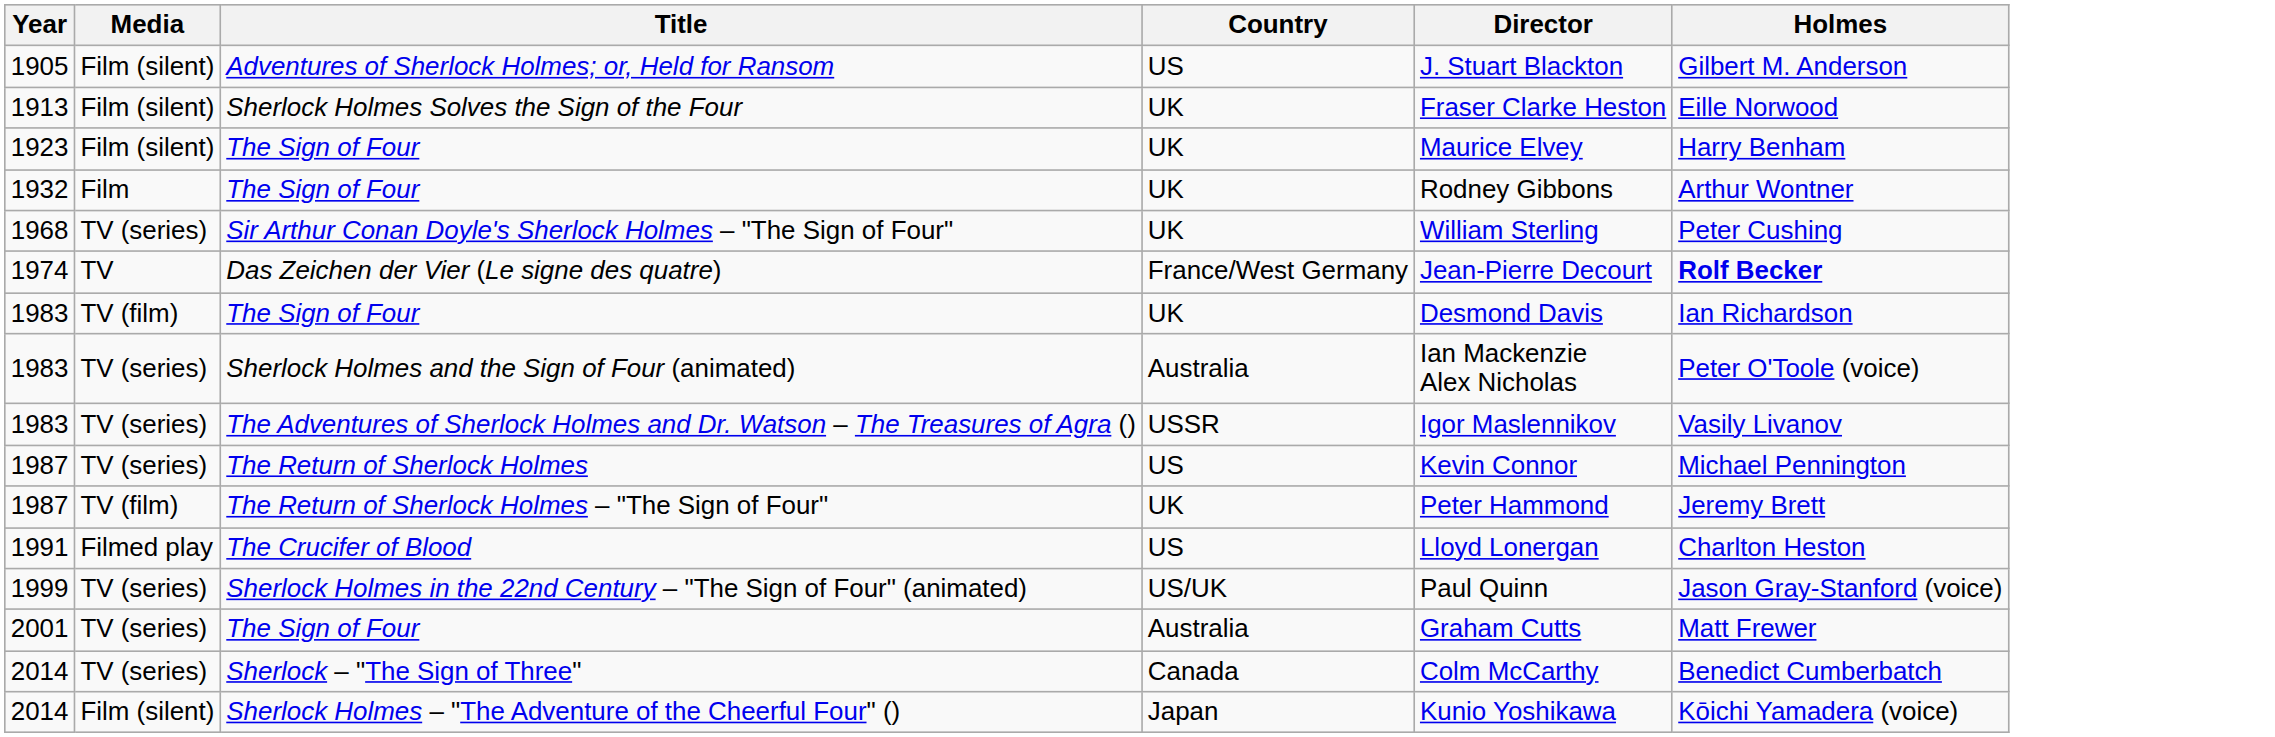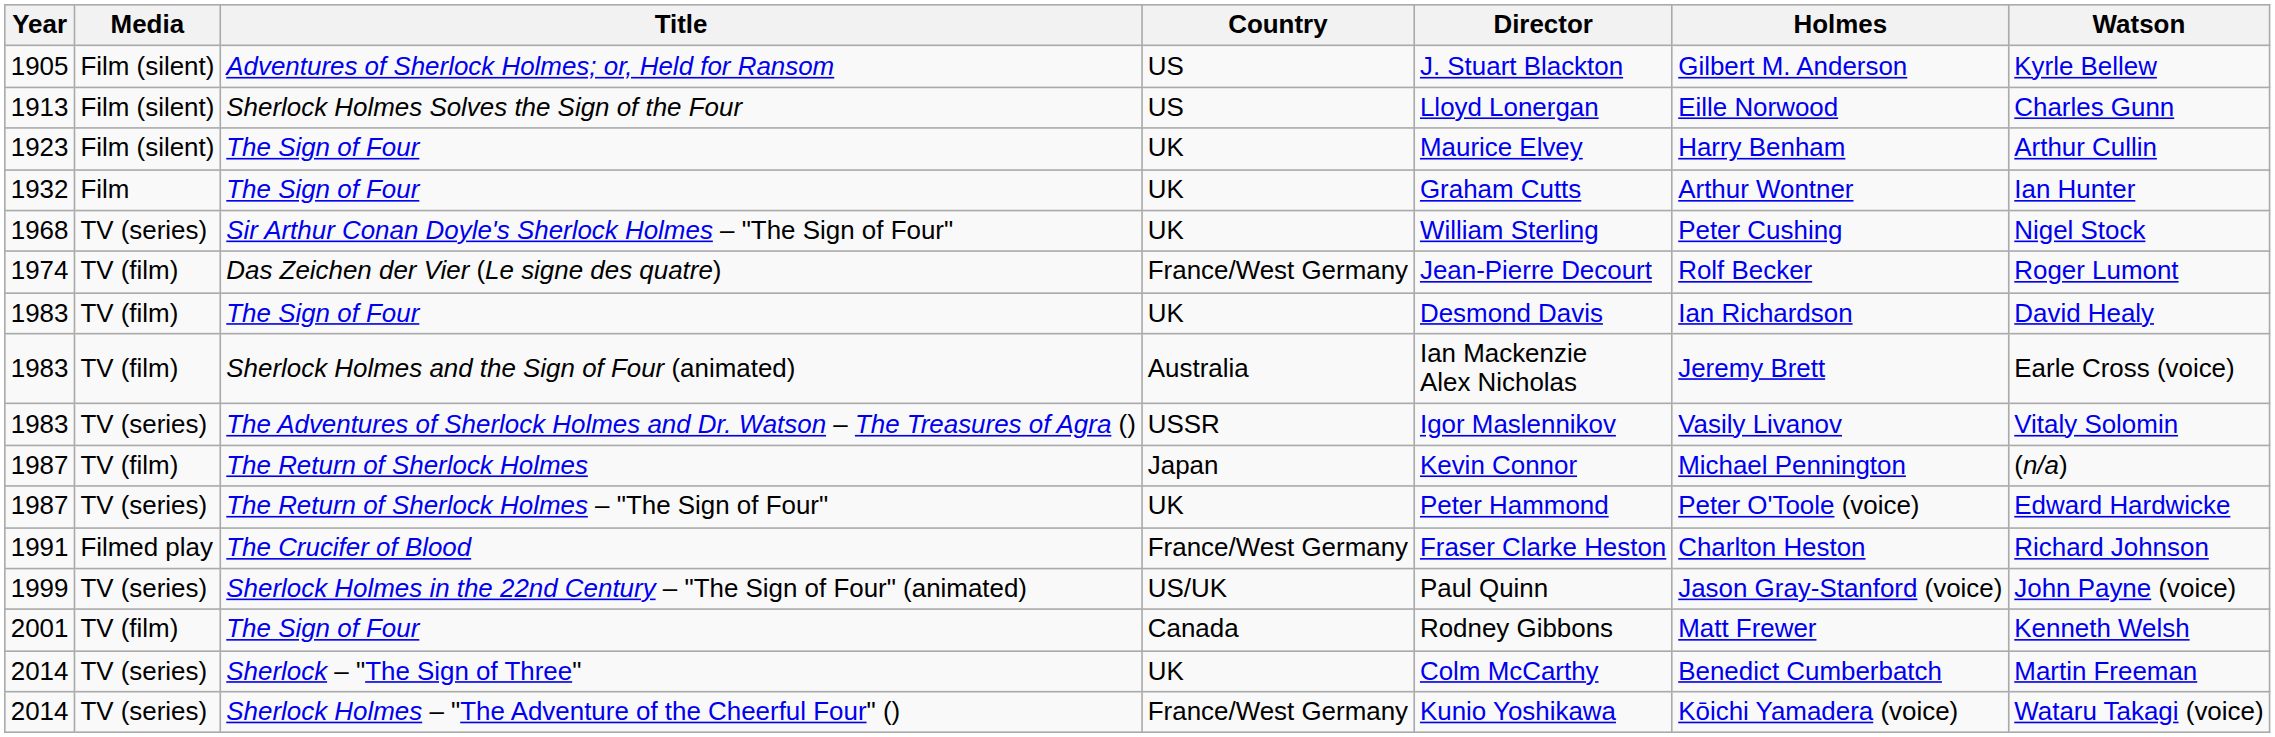+ column: (2139, 25)
(1166, 107) UK -> (1166, 107) US
(1543, 107) Fraser Clarke Heston -> (1509, 107) Lloyd Lonergan
(1516, 189) Rodney Gibbons -> (1501, 189) Graham Cutts
(97, 271) TV -> (129, 271) TV (film)
(1750, 271) bold -> (1745, 271) normal
(144, 368) TV (series) -> (129, 368) TV (film)
(1799, 368) Peter O'Toole (voice) -> (1752, 368) Jeremy Brett
(144, 465) TV (series) -> (129, 465) TV (film)
(1166, 465) US -> (1183, 465) Japan
(129, 506) TV (film) -> (144, 506) TV (series)
(1752, 506) Jeremy Brett -> (1799, 506) Peter O'Toole (voice)
(1166, 547) US -> (1278, 547) France/West Germany
(1509, 547) Lloyd Lonergan -> (1543, 547) Fraser Clarke Heston
(144, 629) TV (series) -> (129, 629) TV (film)
(1198, 629) Australia -> (1193, 629) Canada
(1501, 629) Graham Cutts -> (1516, 629) Rodney Gibbons
(1193, 670) Canada -> (1166, 670) UK
(147, 711) Film (silent) -> (144, 711) TV (series)
(1183, 711) Japan -> (1278, 711) France/West Germany
